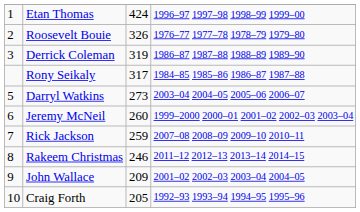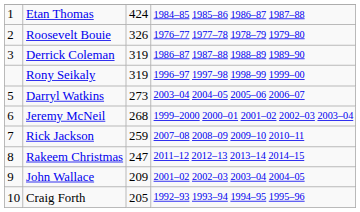(229, 14) 1996–97 1997–98 1998–99 1999–00 -> (229, 14) 1984–85 1985–86 1986–87 1987–88
(139, 75) 317 -> (139, 75) 319
(229, 75) 1984–85 1985–86 1986–87 1987–88 -> (229, 75) 1996–97 1997–98 1998–99 1999–00
(139, 116) 260 -> (139, 116) 268
(139, 156) 246 -> (139, 156) 247
